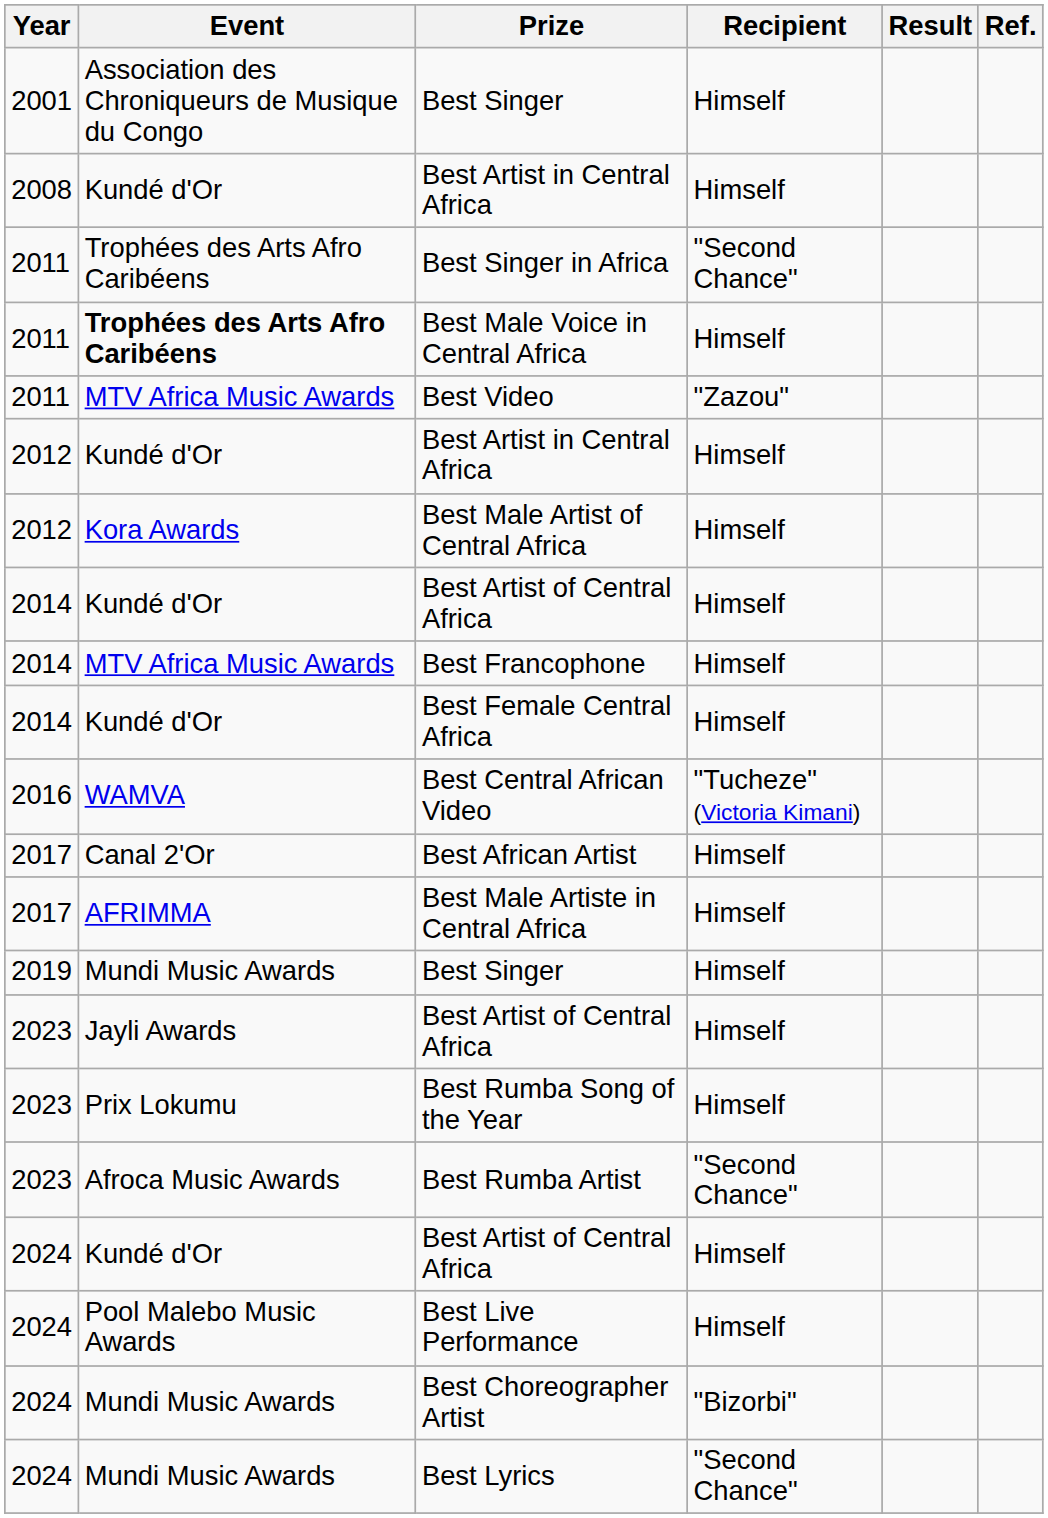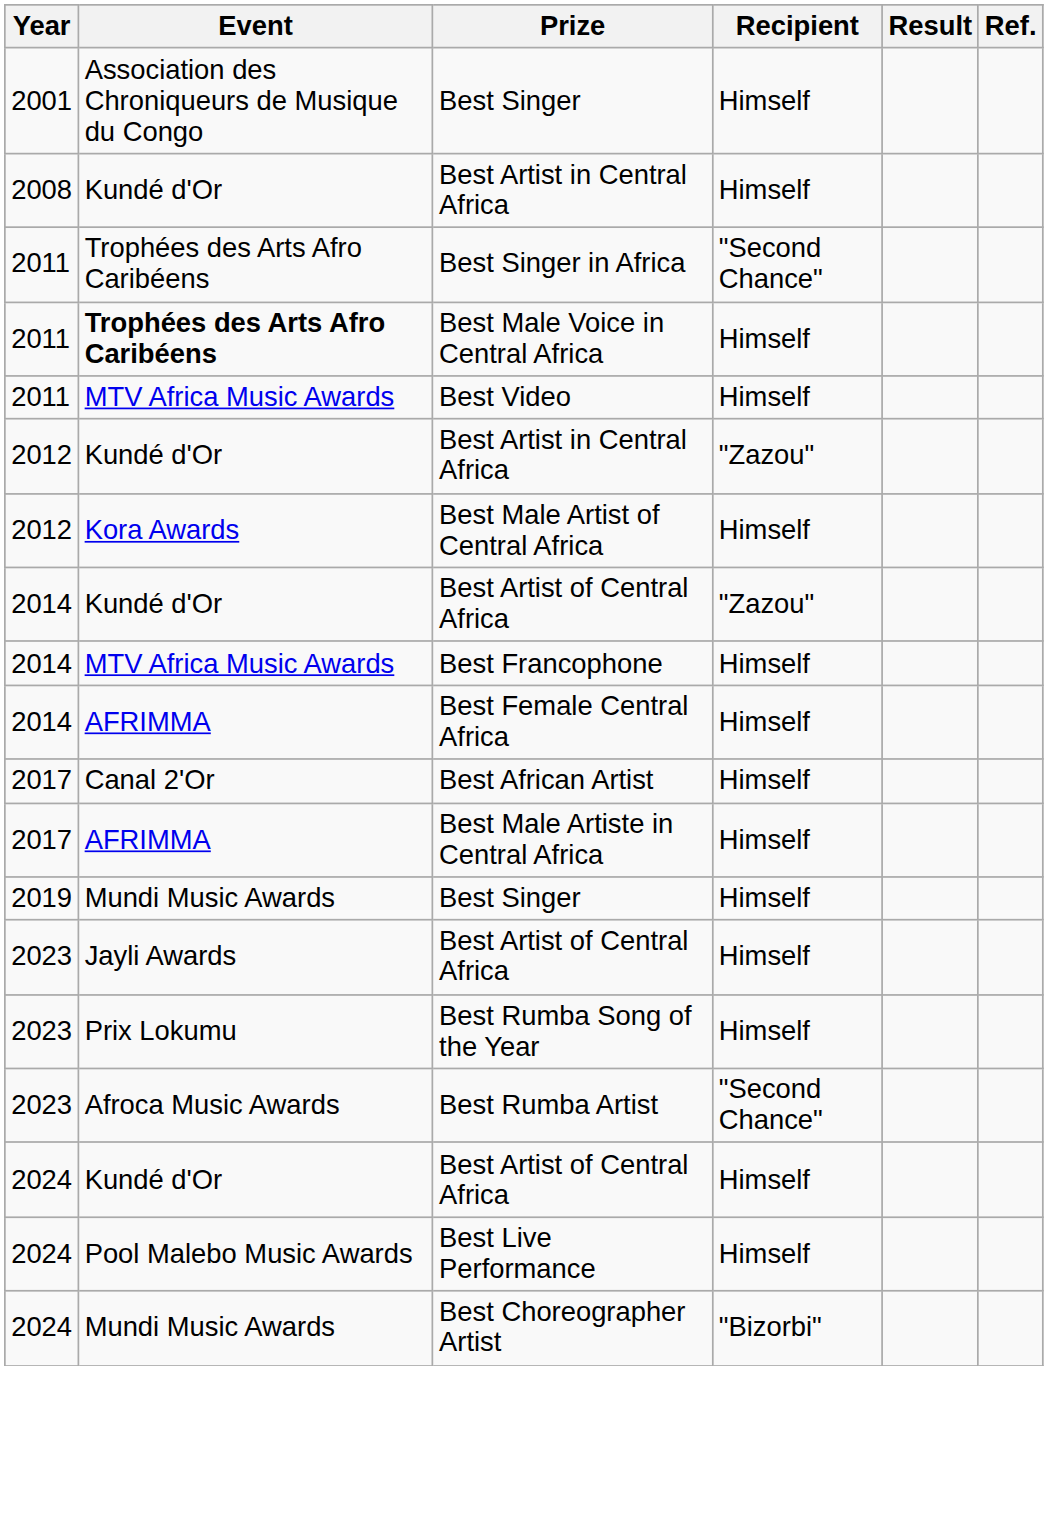(741, 397) "Zazou" -> (764, 397) Himself
(739, 455) Himself -> (766, 455) "Zazou"
(739, 604) Himself -> (766, 604) "Zazou"
(153, 721) Kundé d'Or -> (148, 721) AFRIMMA
- row: (42, 795)
- row: (42, 1476)
